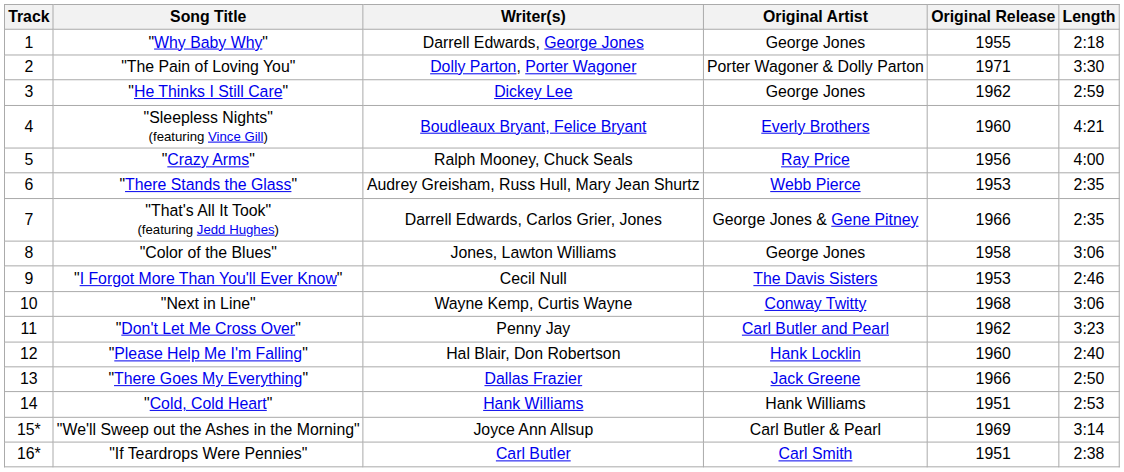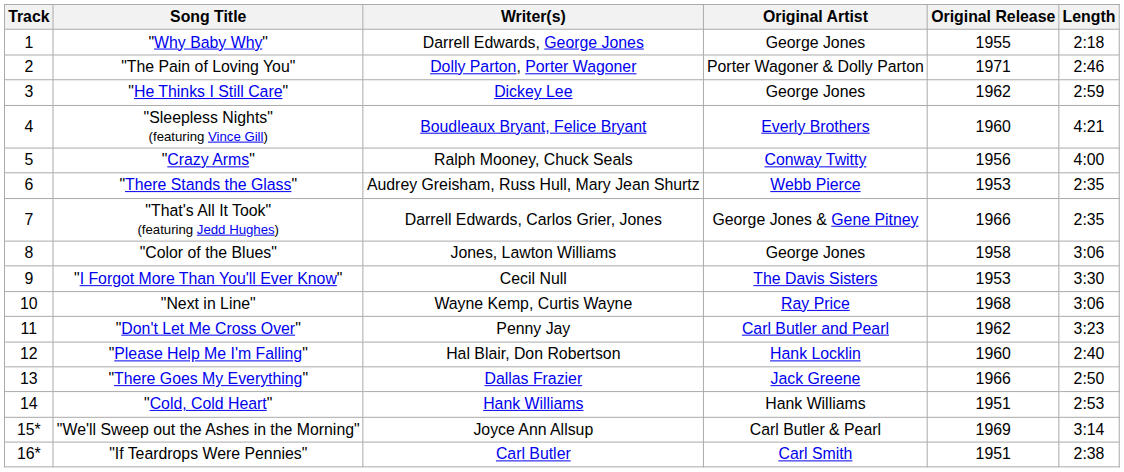(1089, 67) 3:30 -> (1089, 67) 2:46
(815, 160) Ray Price -> (815, 160) Conway Twitty
(1089, 278) 2:46 -> (1089, 278) 3:30
(815, 303) Conway Twitty -> (815, 303) Ray Price
